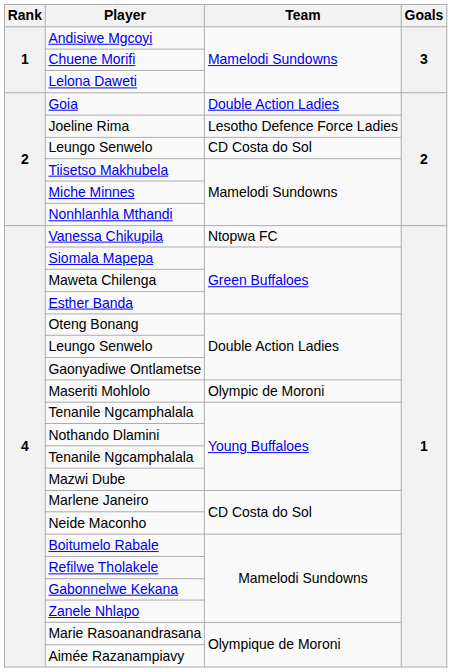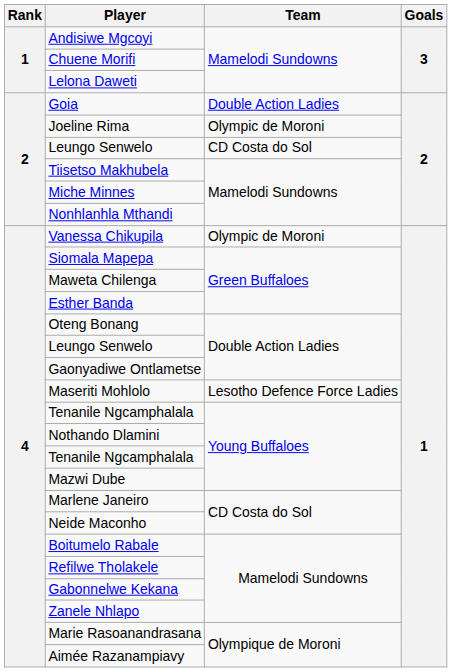(303, 126) Lesotho Defence Force Ladies -> (266, 126) Olympic de Moroni
(243, 237) Ntopwa FC -> (266, 237) Olympic de Moroni
(266, 391) Olympic de Moroni -> (303, 391) Lesotho Defence Force Ladies
